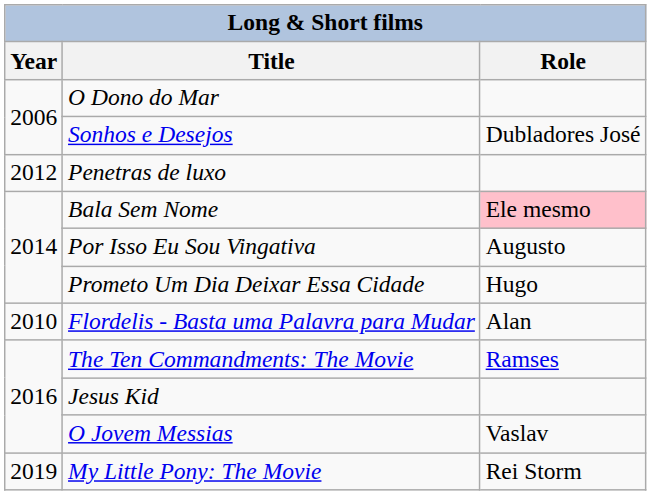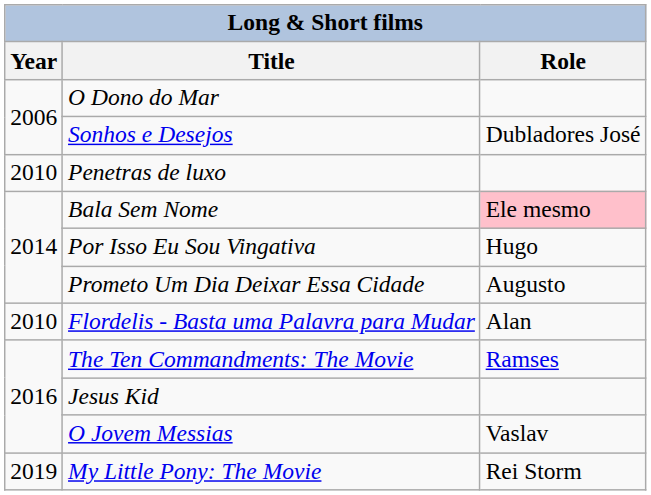(34, 172) 2012 -> (34, 172) 2010
(526, 246) Augusto -> (512, 246) Hugo
(512, 284) Hugo -> (526, 284) Augusto
